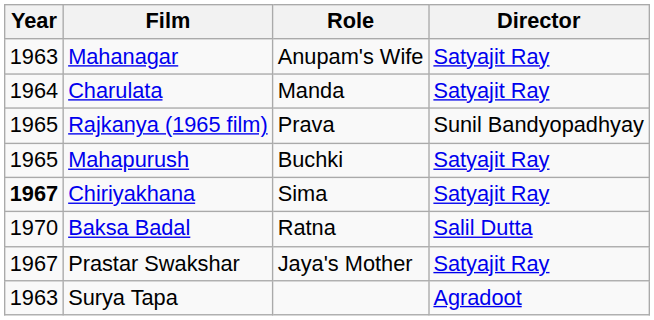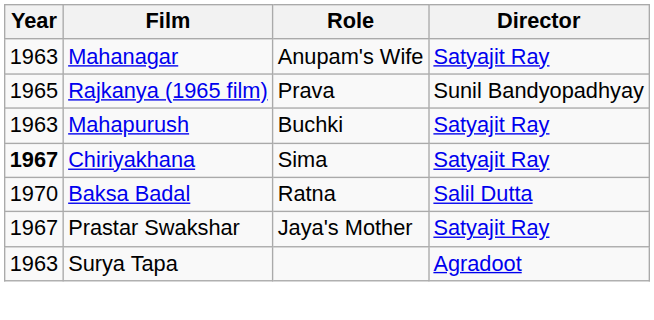- row: (115, 90)
(34, 159) 1965 -> (34, 125) 1963
